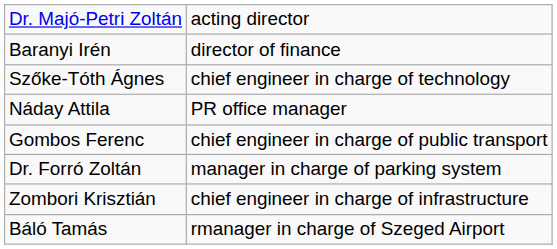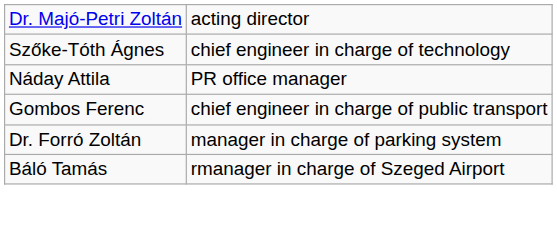- row: (60, 49)
- row: (82, 199)
